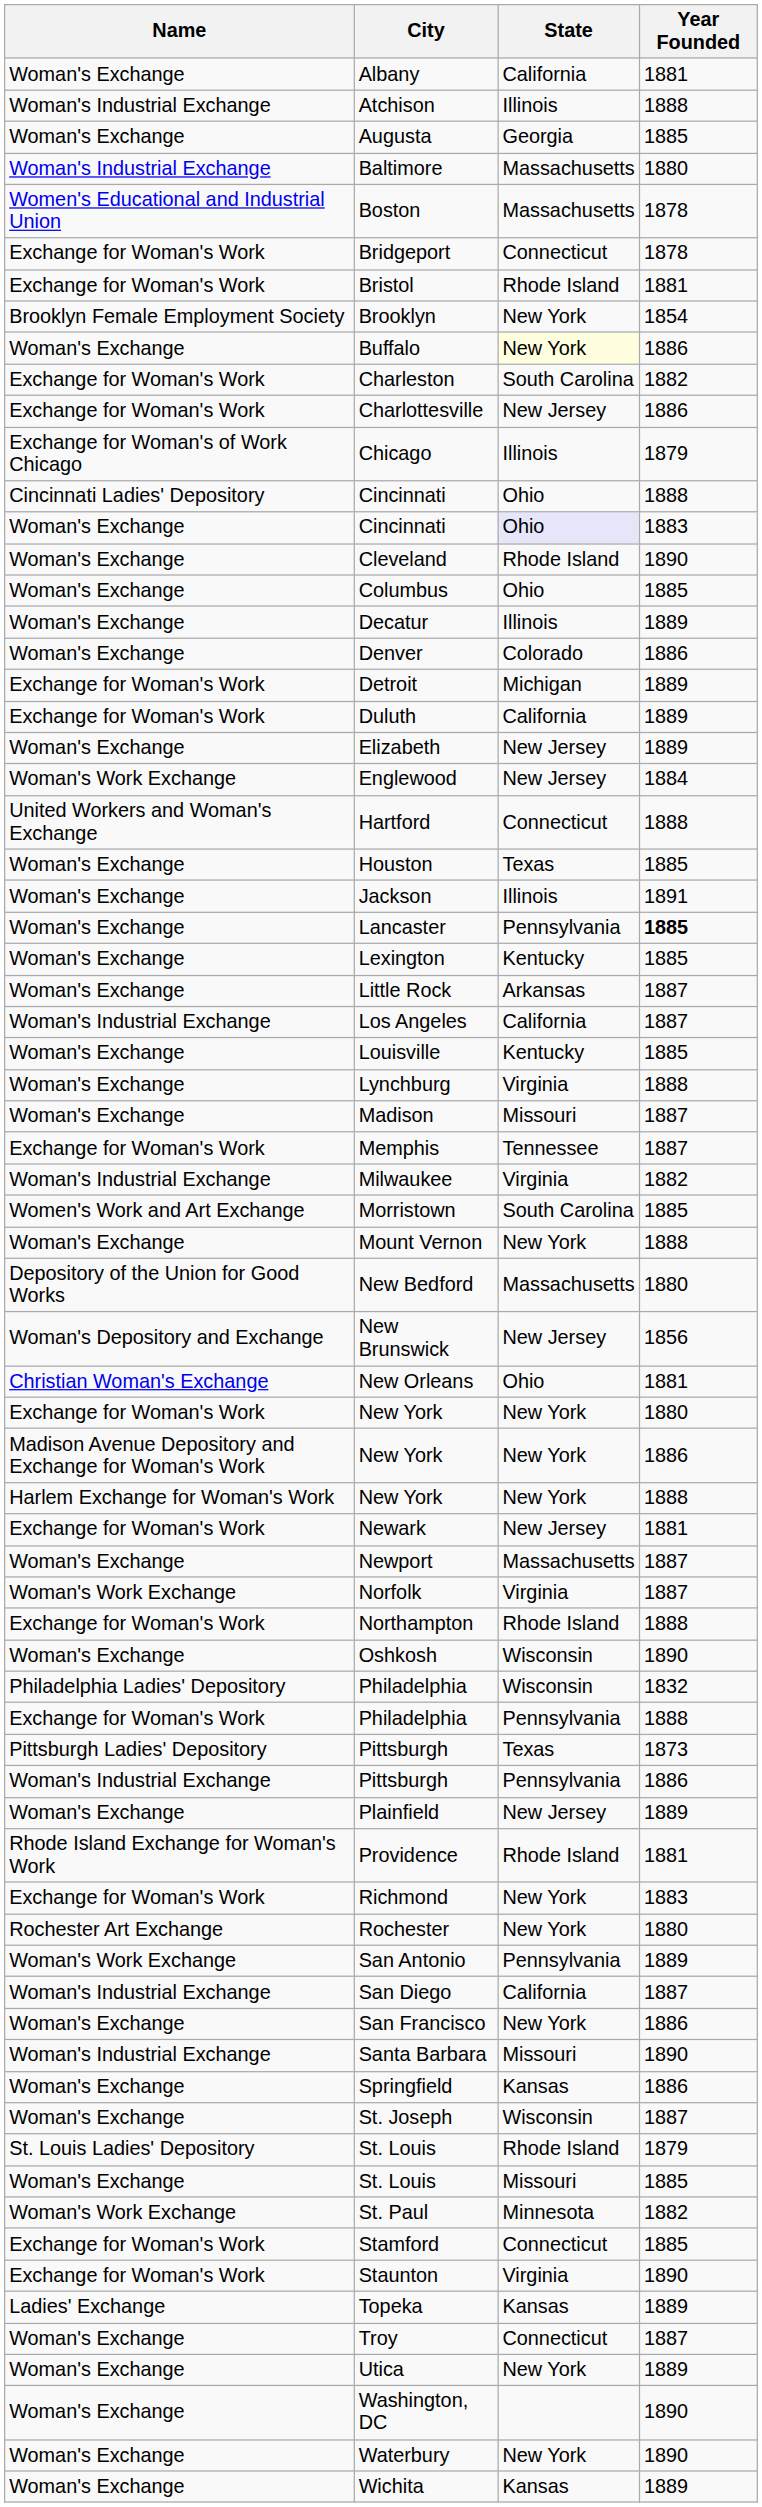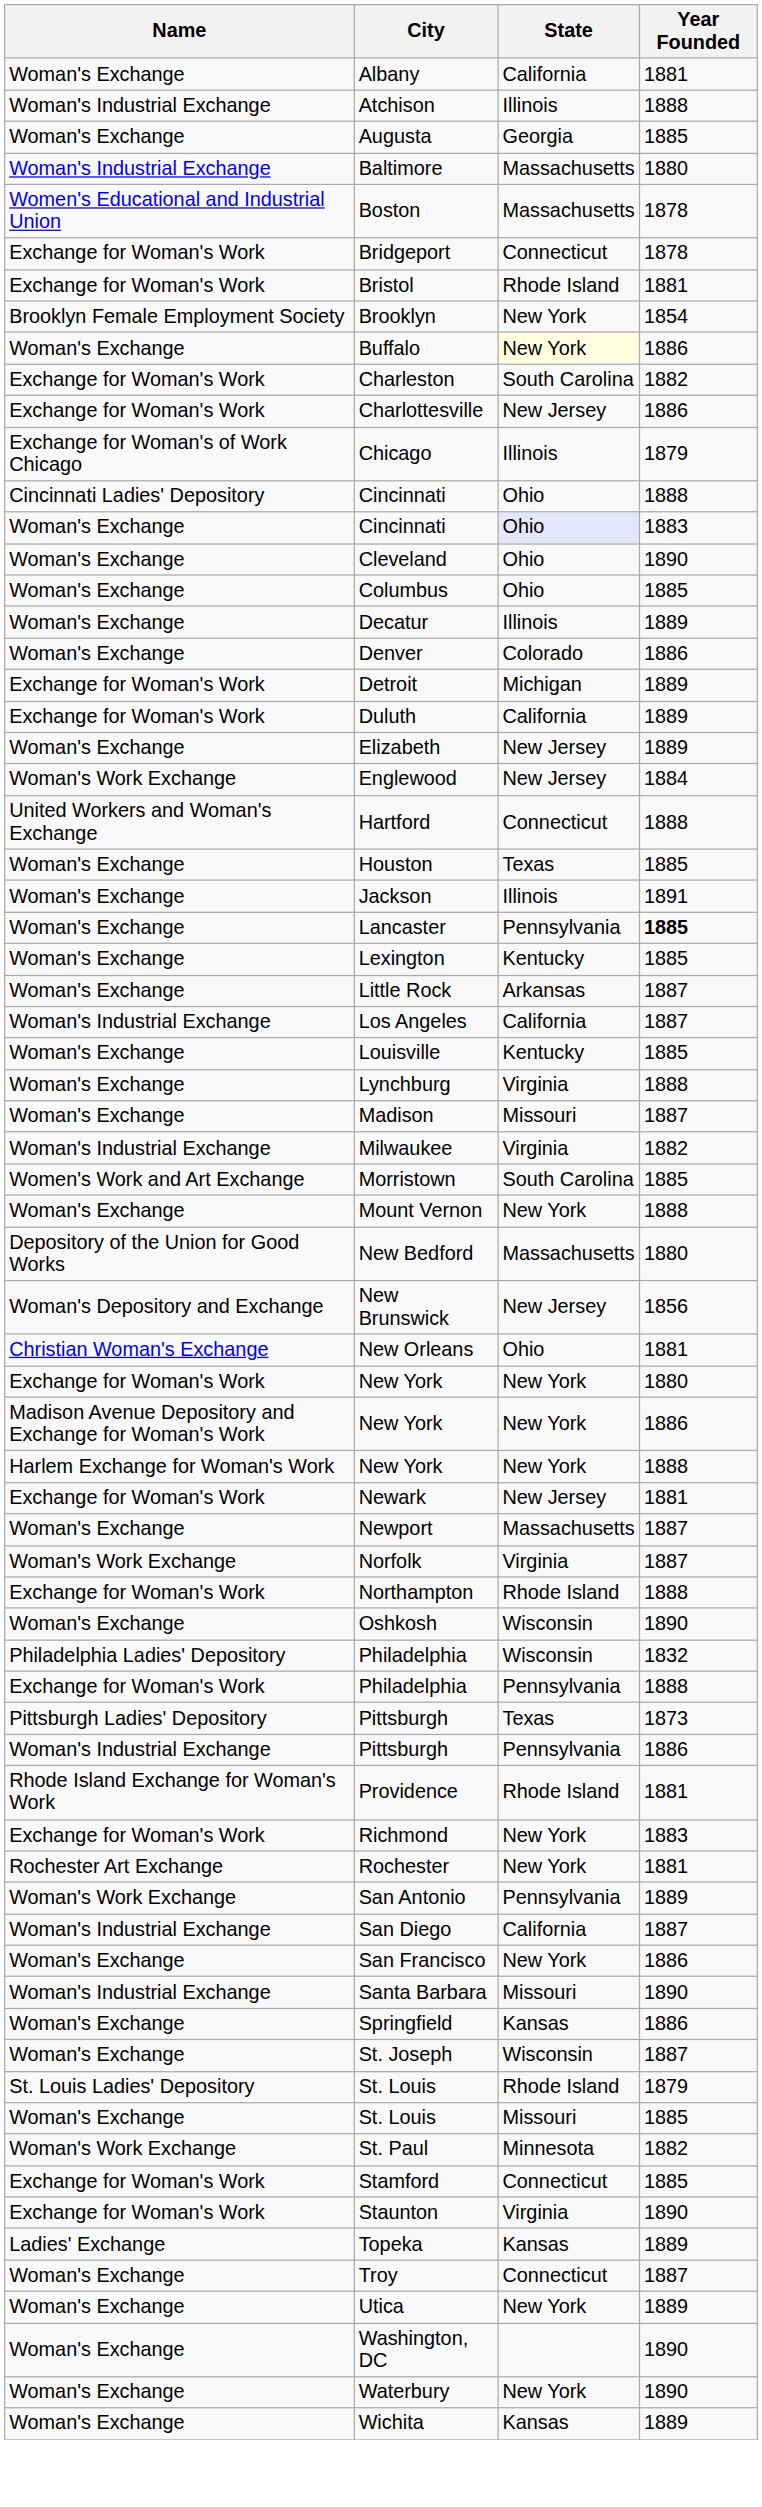(561, 559) Rhode Island -> (523, 559) Ohio
- row: (137, 1147)
- row: (97, 1812)
(666, 1929) 1880 -> (666, 1866) 1881
